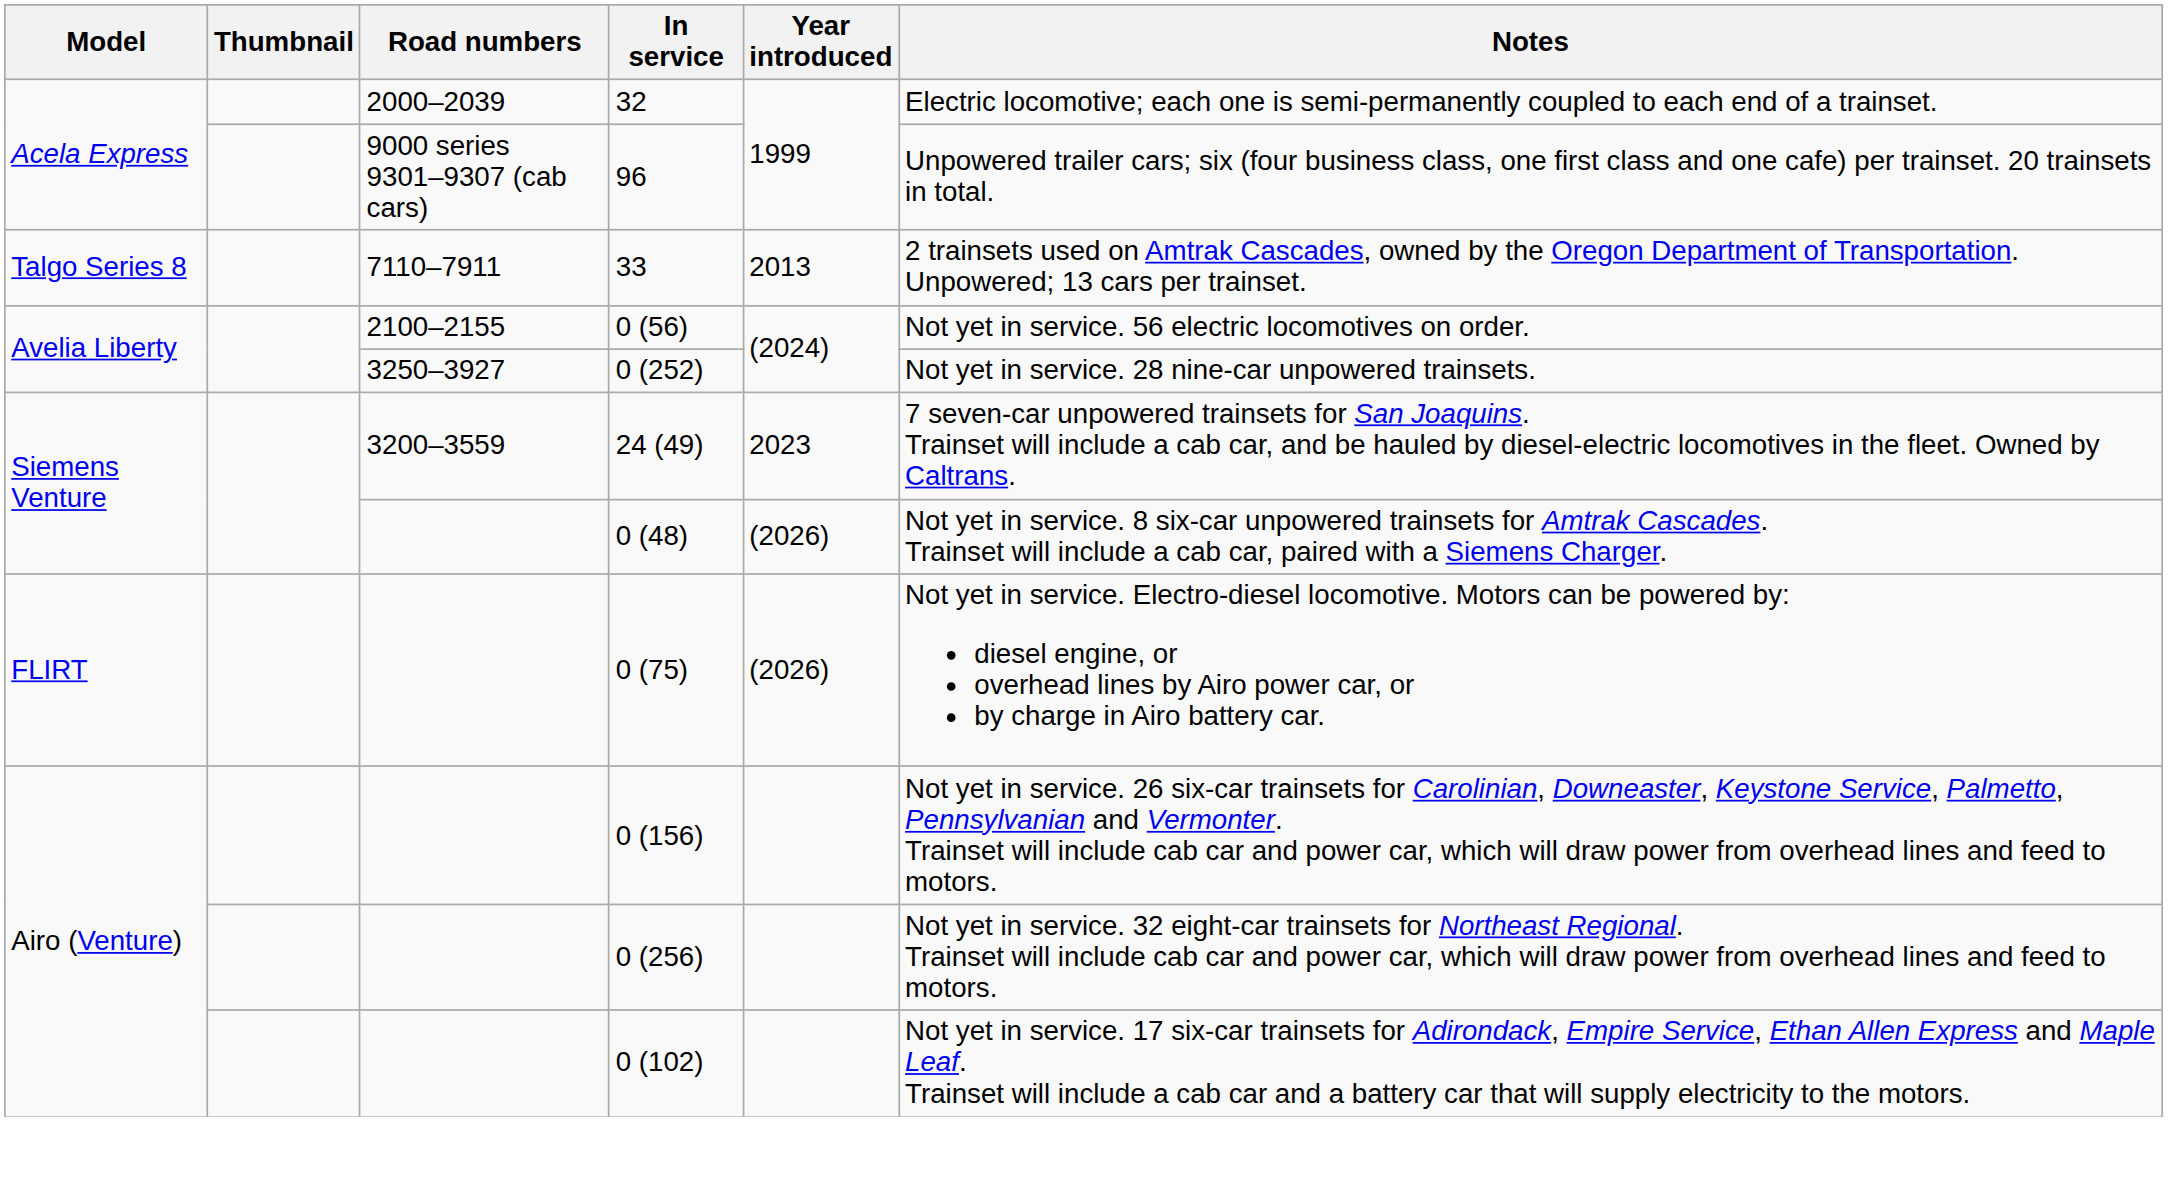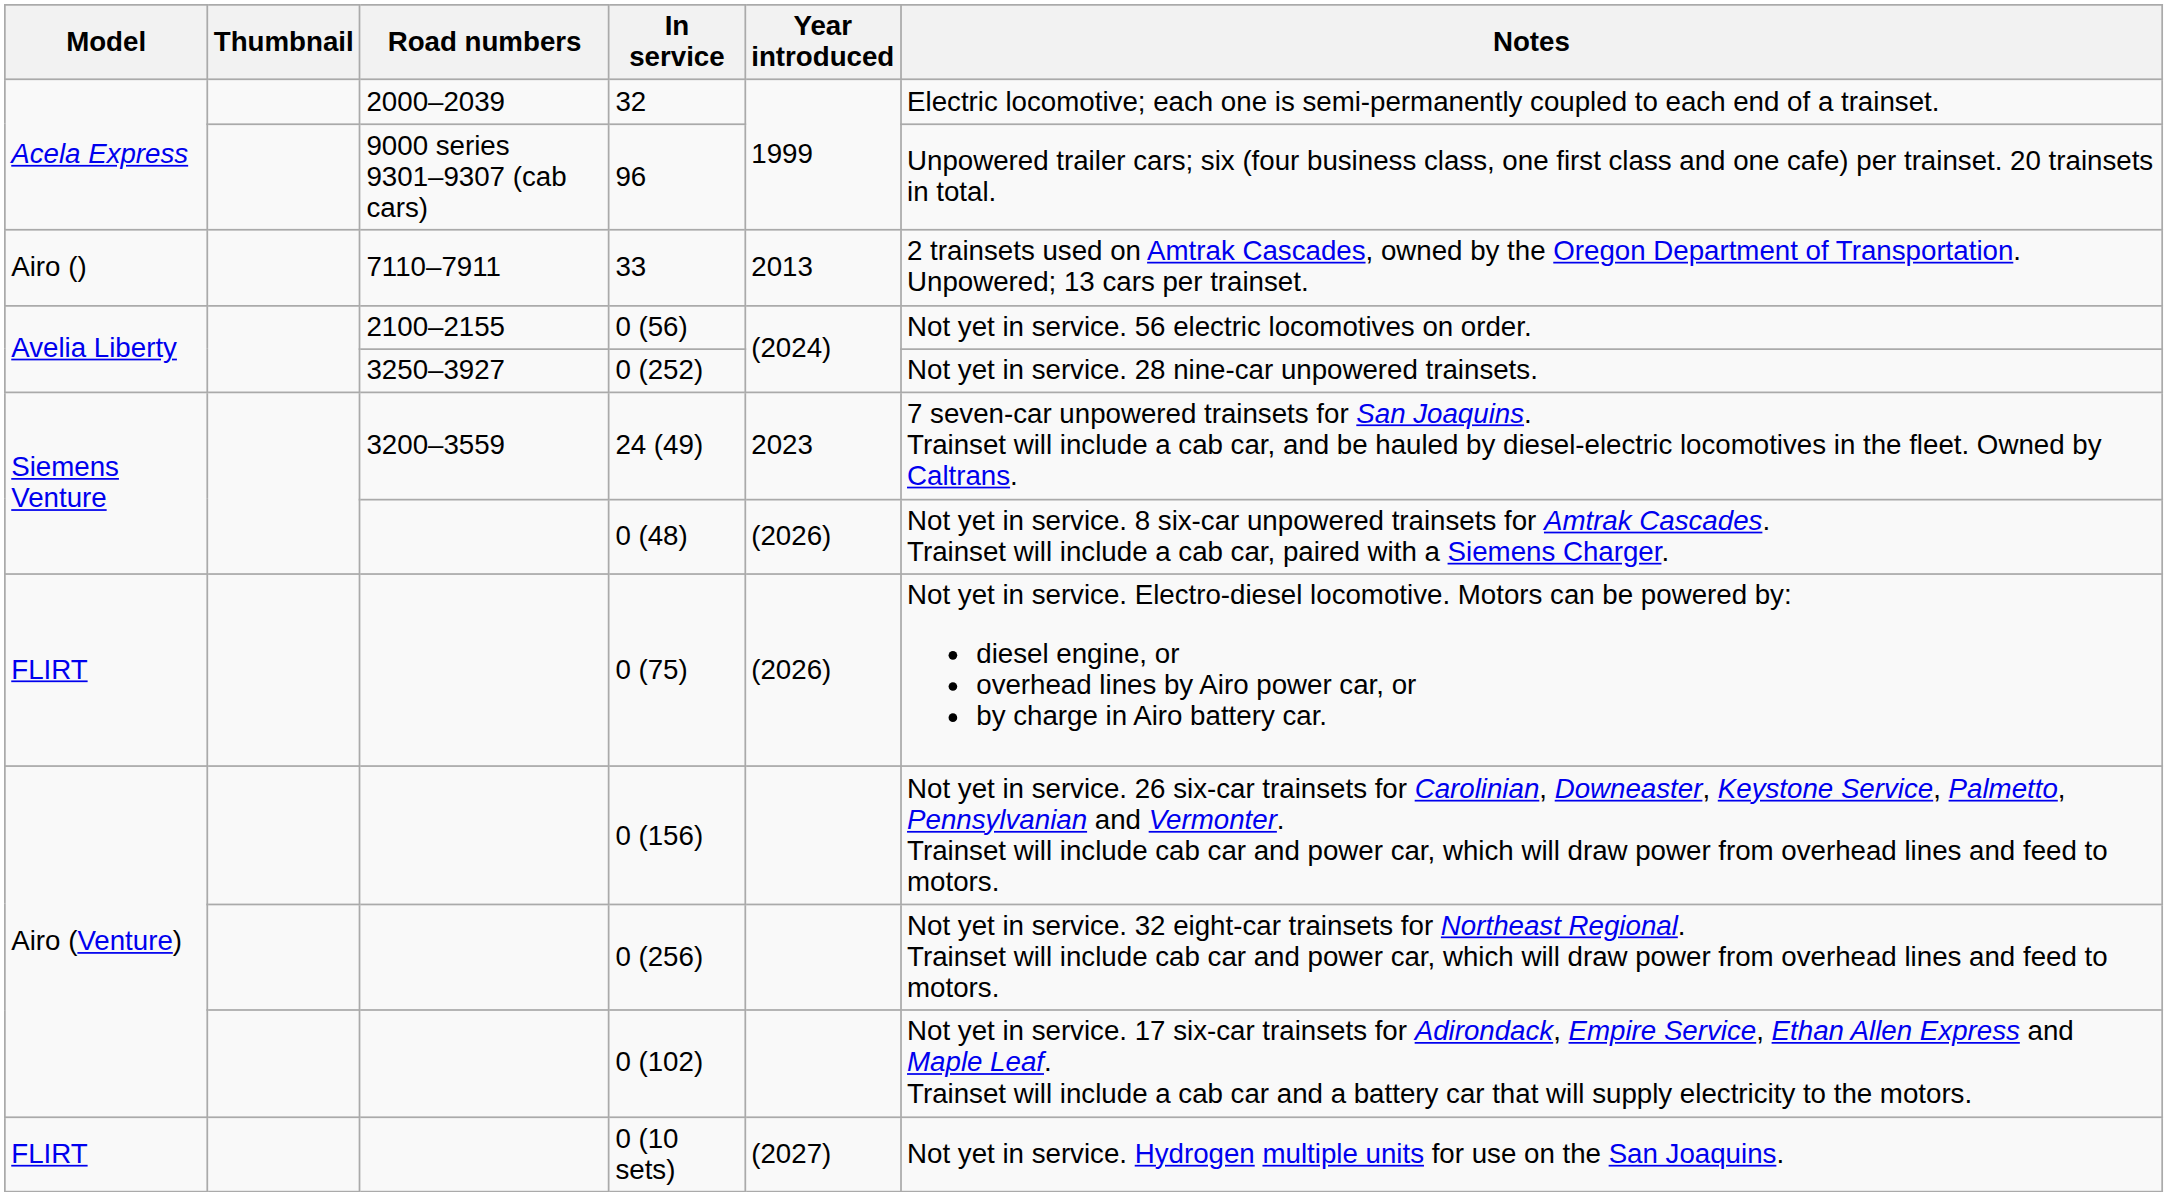(99, 267) Talgo Series 8 -> (49, 267) Airo ()
+ row: (647, 1153)
